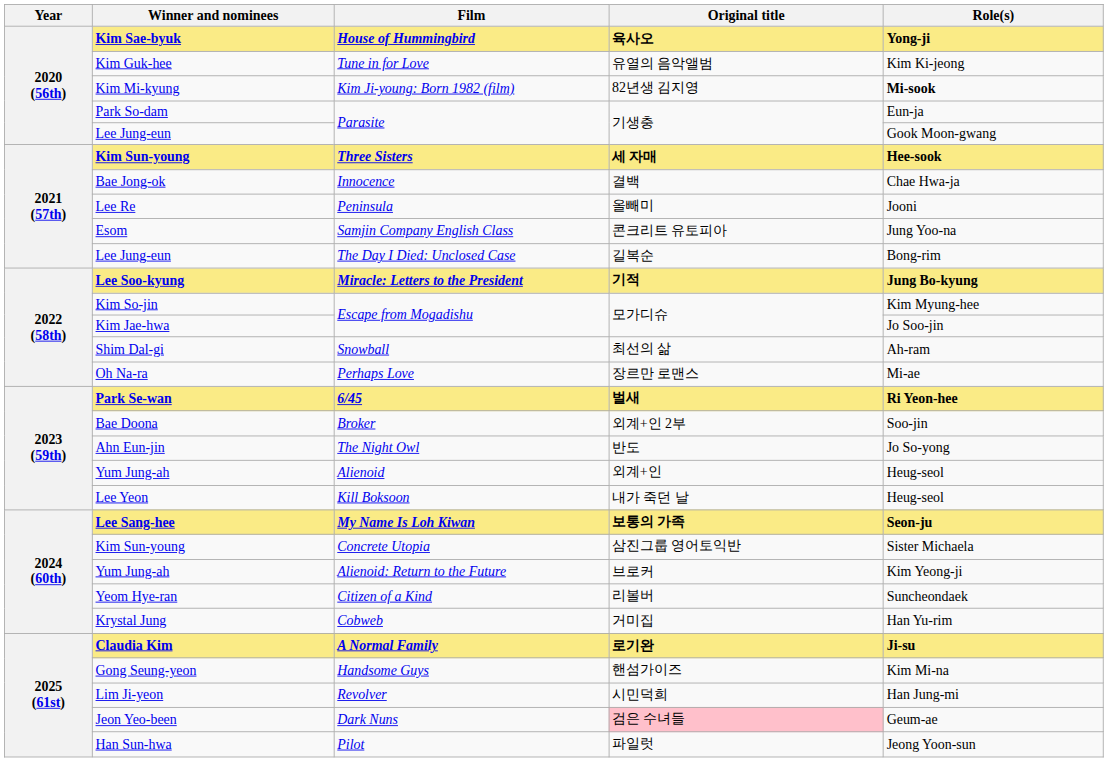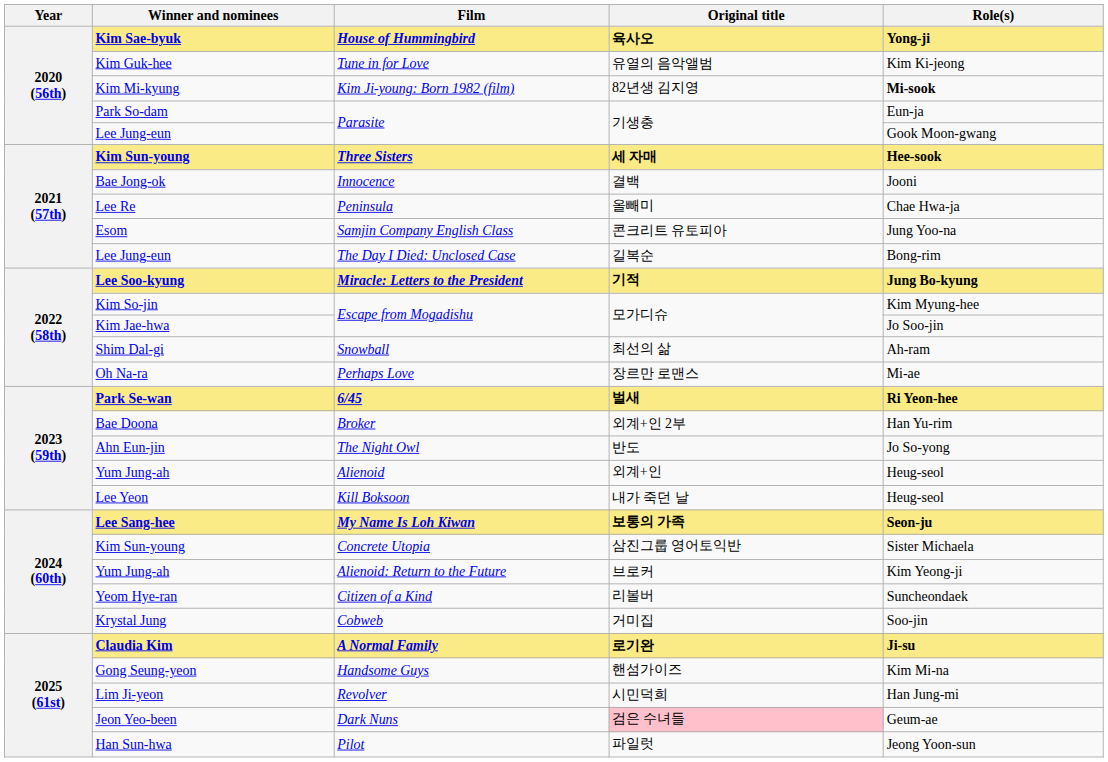(923, 181) Chae Hwa-ja -> (902, 181) Jooni
(902, 206) Jooni -> (923, 206) Chae Hwa-ja
(907, 423) Soo-jin -> (919, 423) Han Yu-rim
(919, 620) Han Yu-rim -> (907, 620) Soo-jin
